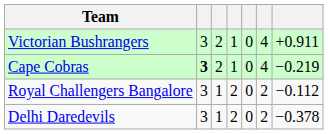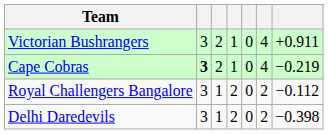(297, 116) −0.378 -> (297, 116) −0.398
